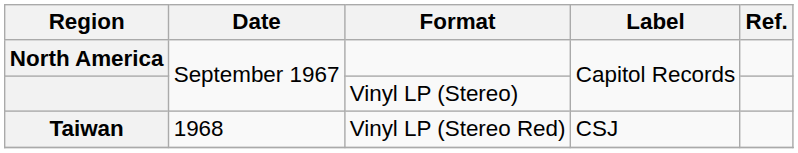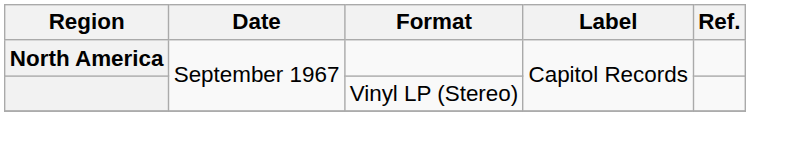- row: (87, 128)
